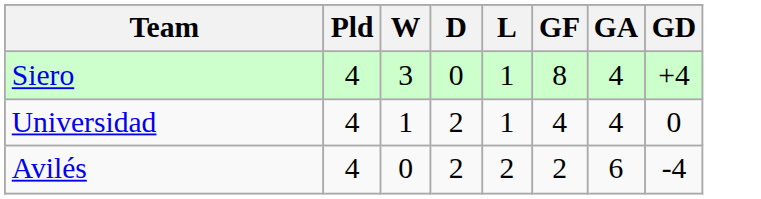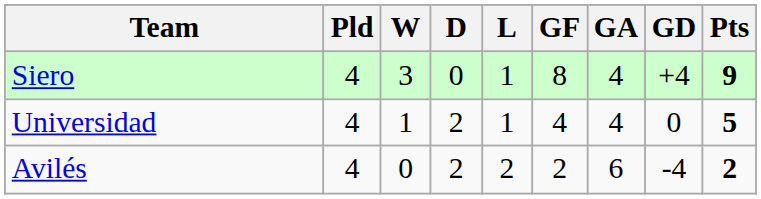+ column: (730, 27)
